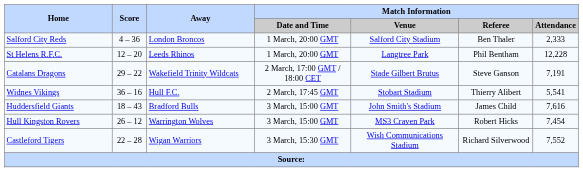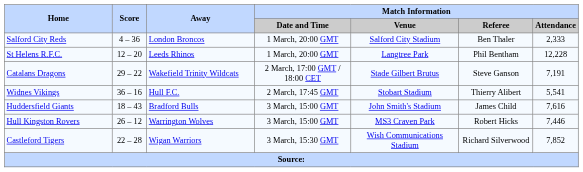(556, 121) 7,454 -> (556, 121) 7,446
(556, 140) 7,552 -> (556, 140) 7,852
